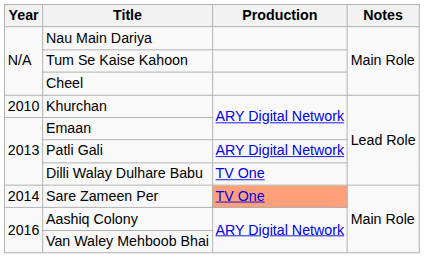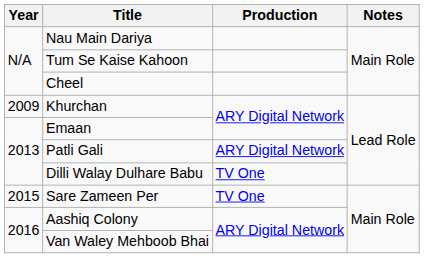(24, 106) 2010 -> (24, 106) 2009
(24, 196) 2014 -> (24, 196) 2015
(240, 196) lightsalmon background -> (240, 196) no background
